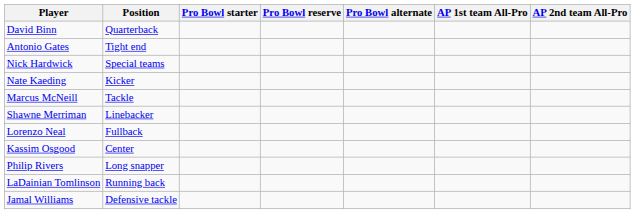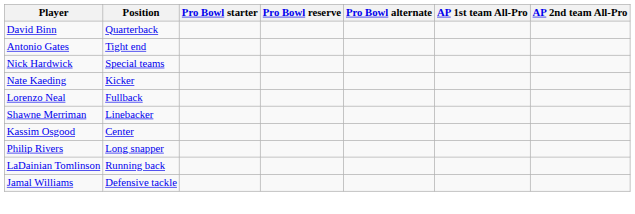- row: (42, 98)
rows swapped: (47, 115) <-> (36, 132)
